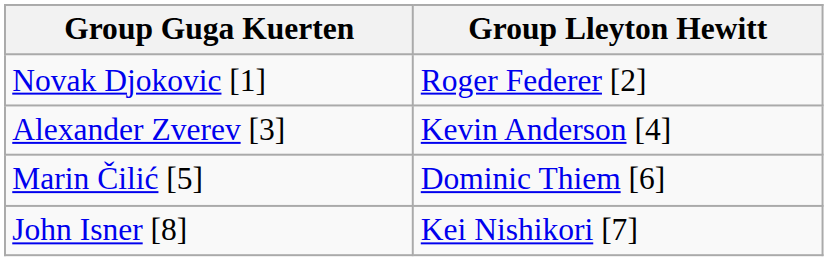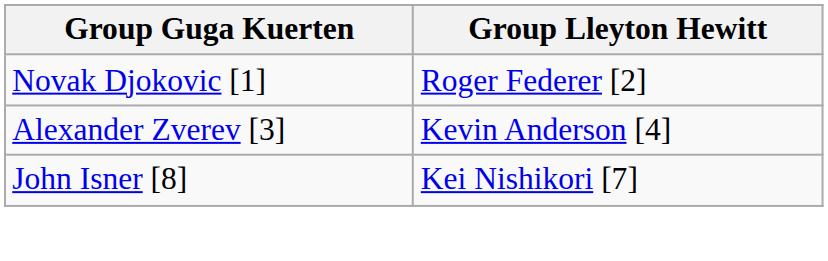- row: (108, 179)
